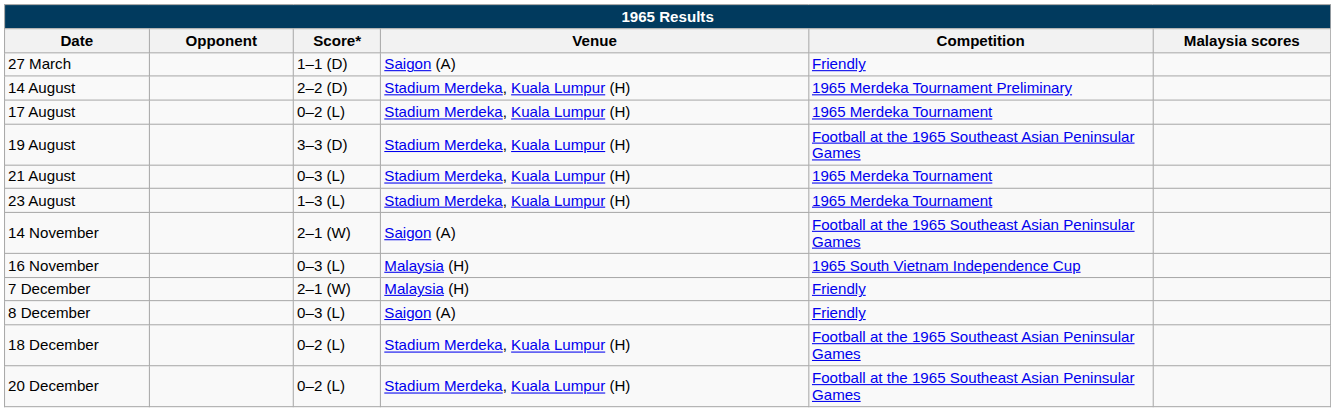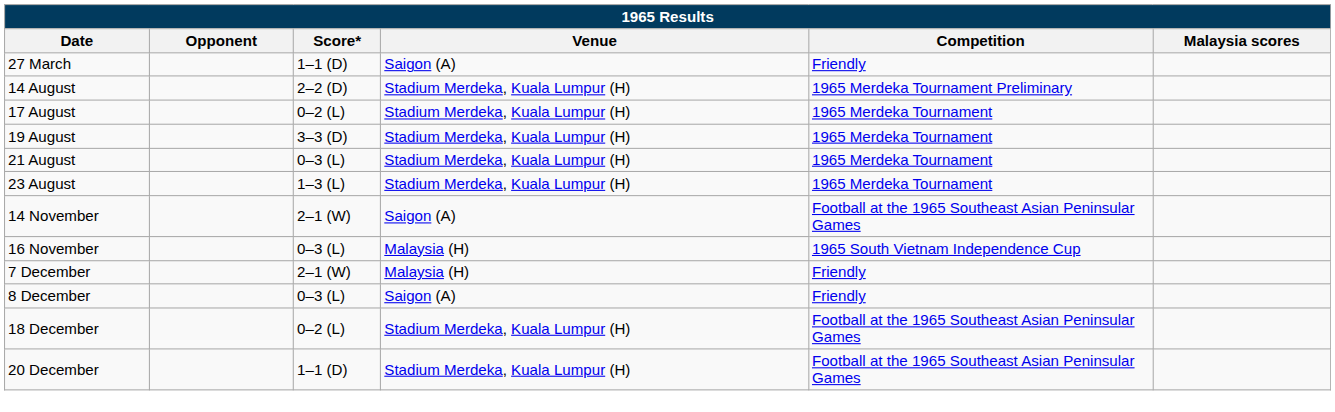(973, 145) Football at the 1965 Southeast Asian Peninsular Games -> (902, 136) 1965 Merdeka Tournament
(321, 386) 0–2 (L) -> (322, 369) 1–1 (D)
